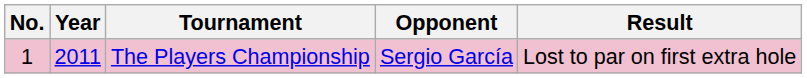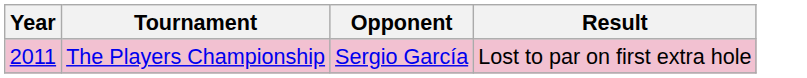- column: (27, 22)
